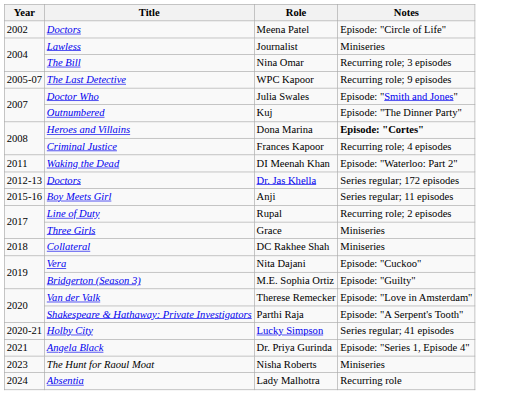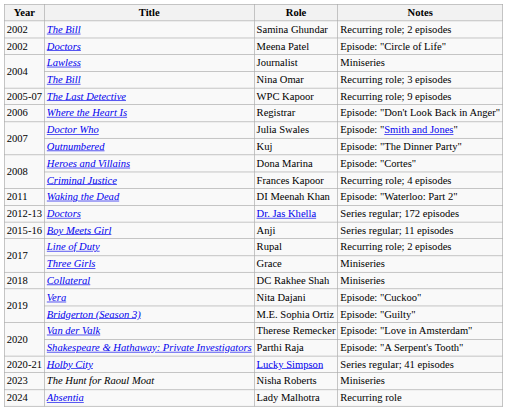+ row: (292, 29)
+ row: (276, 113)
(382, 130) bold -> (378, 163) normal
- row: (294, 347)
